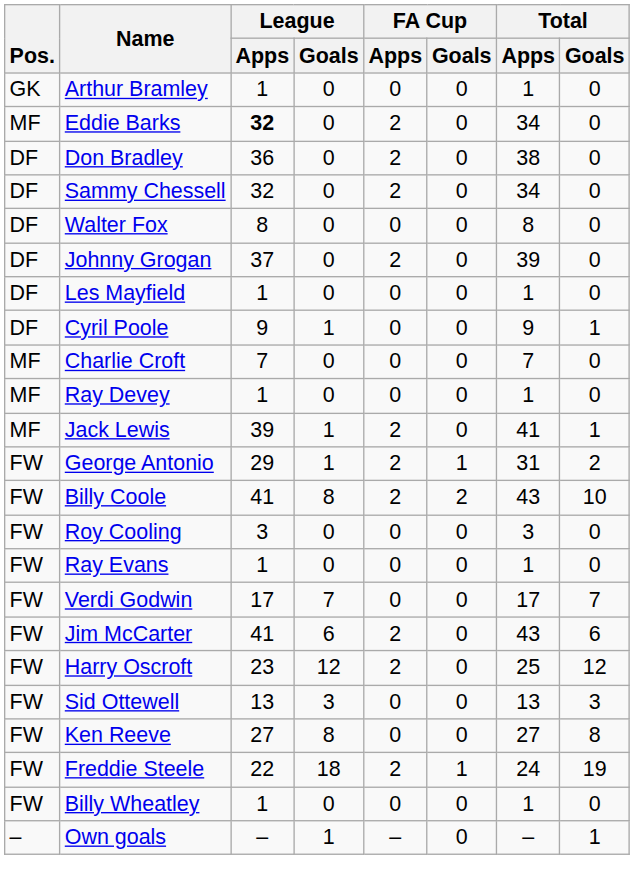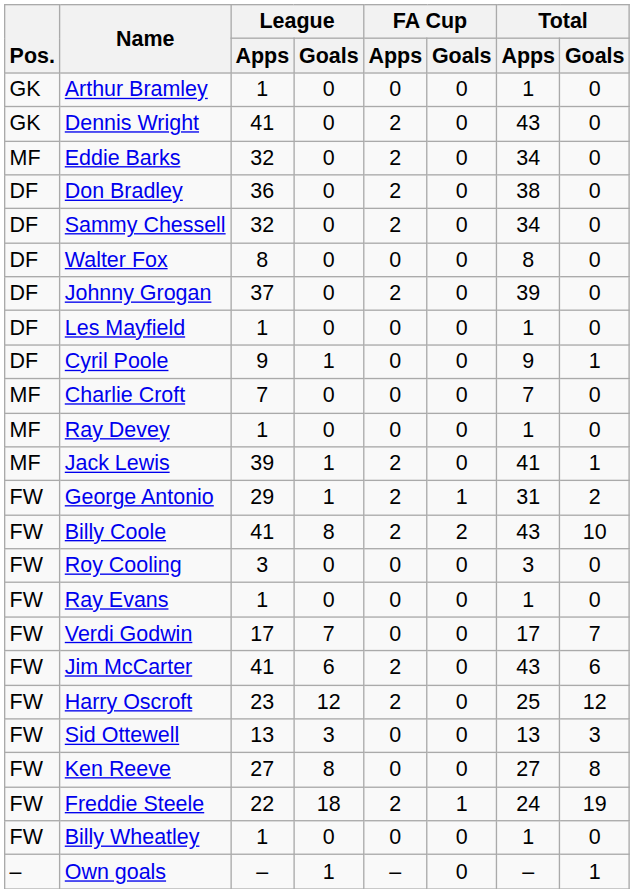+ row: (132, 123)
(262, 123) bold -> (262, 157) normal
